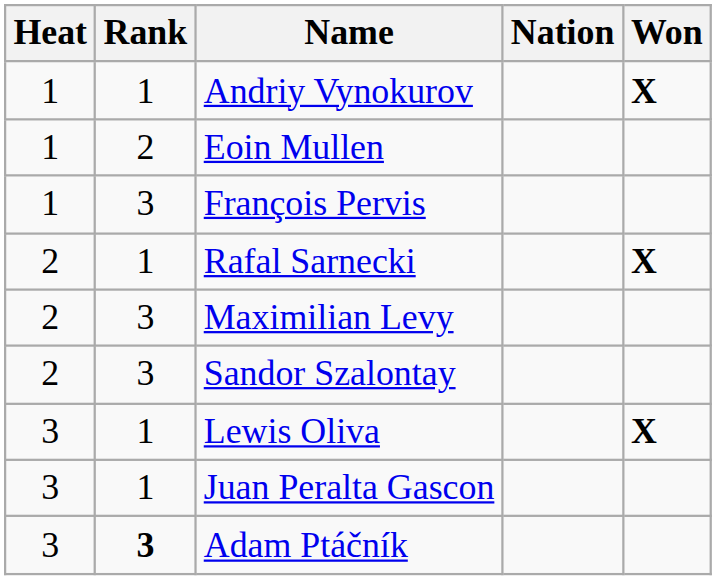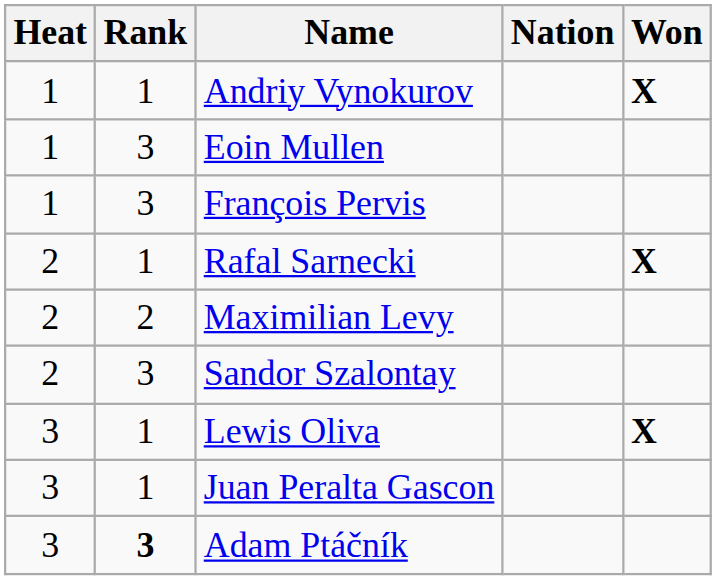(145, 146) 2 -> (145, 146) 3
(145, 317) 3 -> (145, 317) 2
